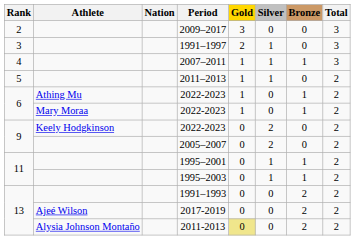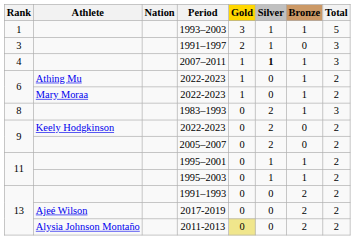+ row: (88, 29)
- row: (88, 29)
(271, 62) normal -> (271, 62) bold
- row: (88, 79)
+ row: (88, 112)
